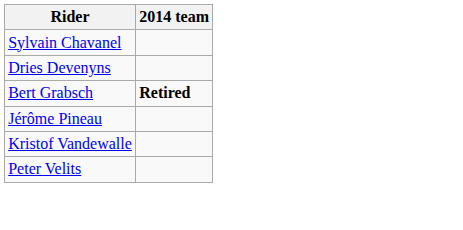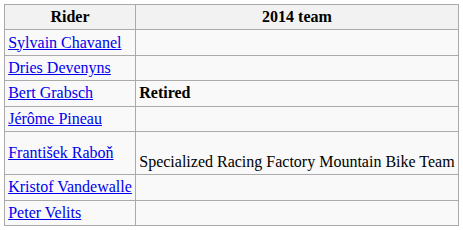+ row: (61, 153)
